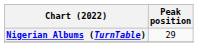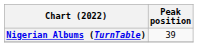(171, 35) 29 -> (171, 35) 39
